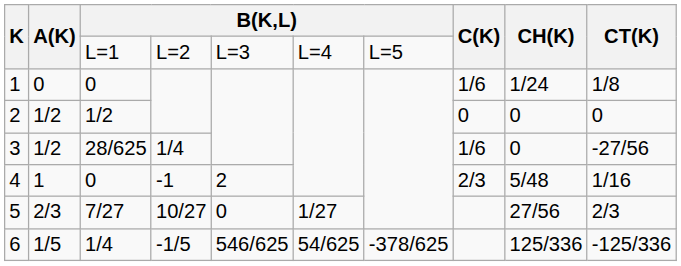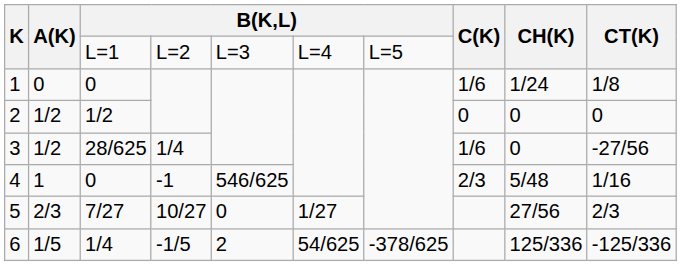(221, 180) 2 -> (252, 180) 546/625
(252, 244) 546/625 -> (221, 244) 2
